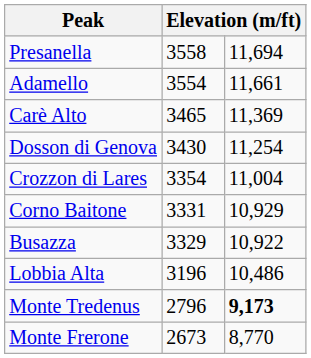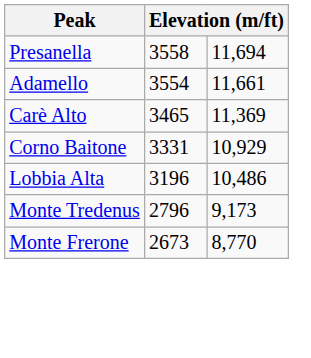- row: (83, 147)
- row: (78, 178)
- row: (43, 242)
(251, 305) bold -> (234, 210) normal
